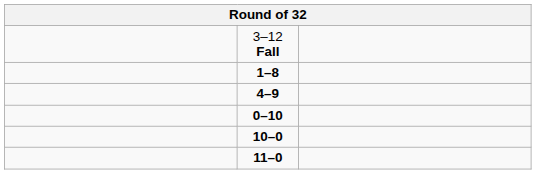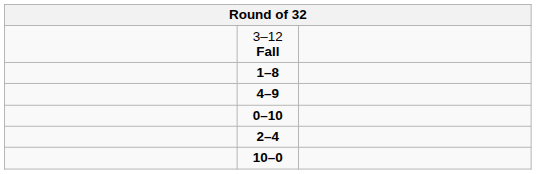+ row: (268, 136)
- row: (268, 158)
